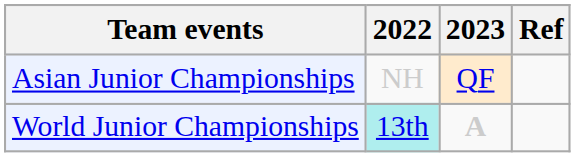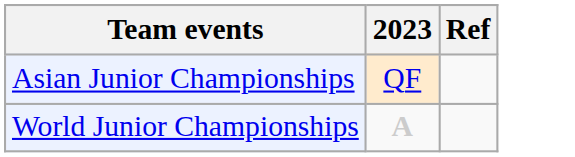- column: (402, 29)
